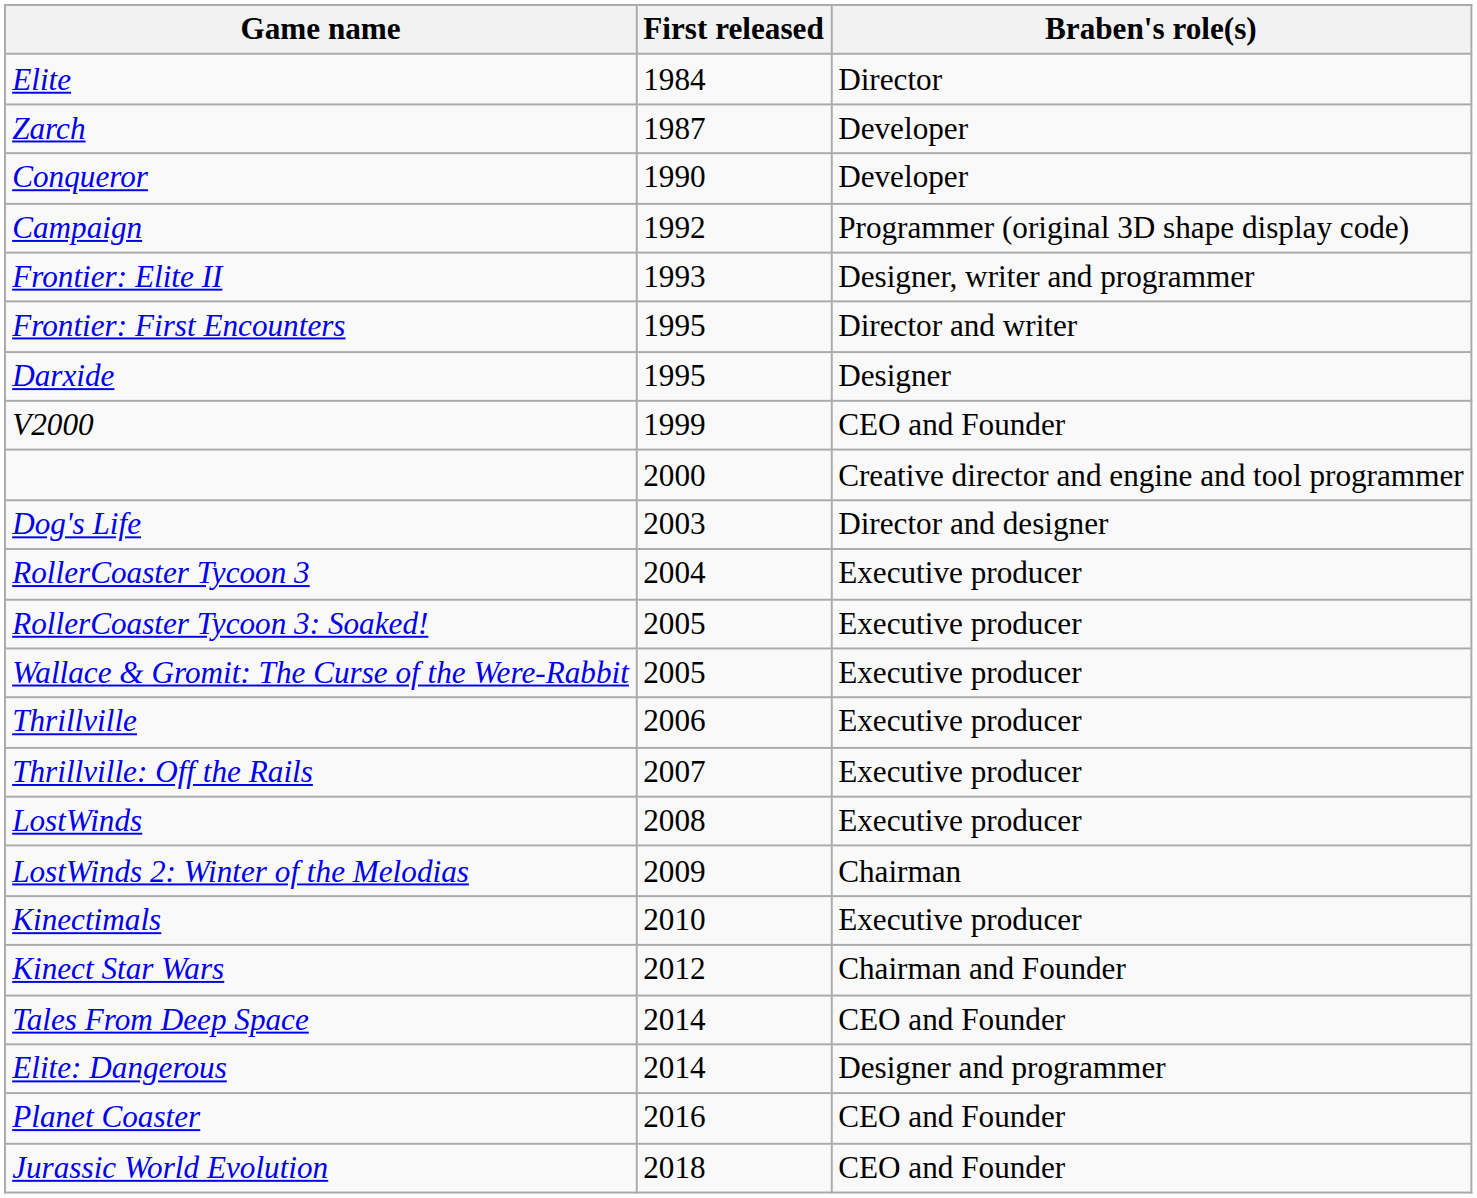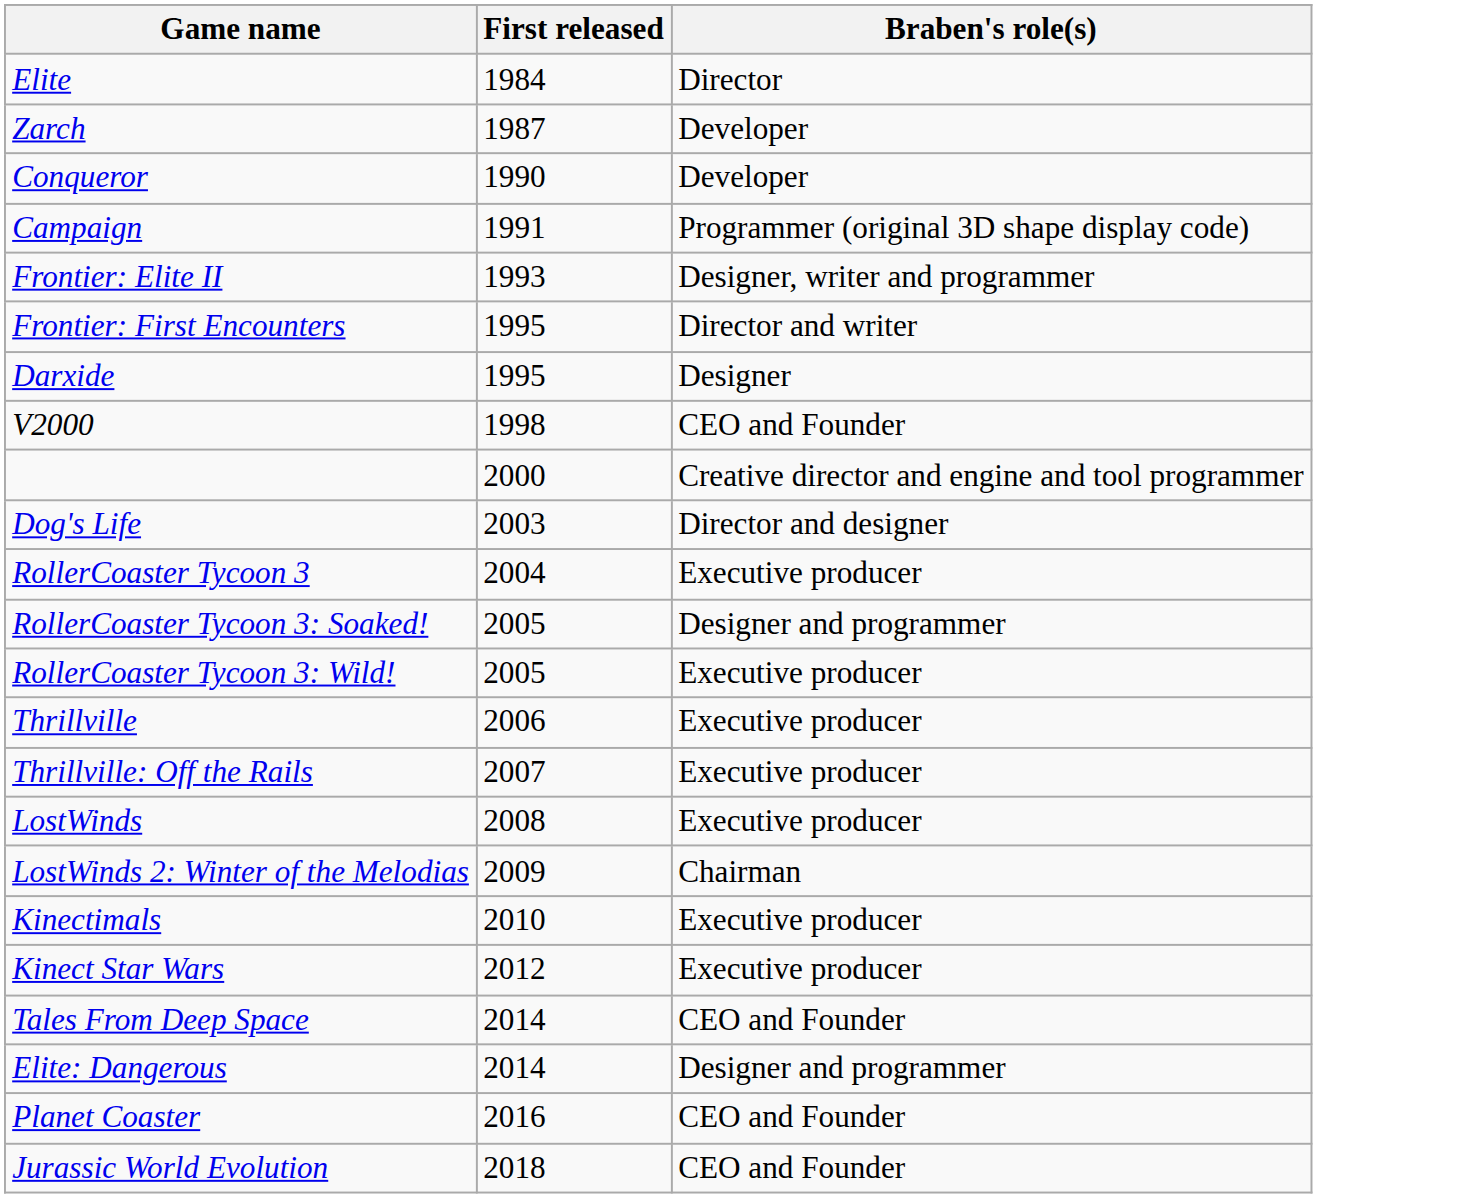(674, 227) 1992 -> (514, 227) 1991
(674, 425) 1999 -> (514, 425) 1998
(960, 623) Executive producer -> (842, 623) Designer and programmer
+ row: (204, 672)
- row: (321, 672)
(982, 969) Chairman and Founder -> (800, 969) Executive producer
